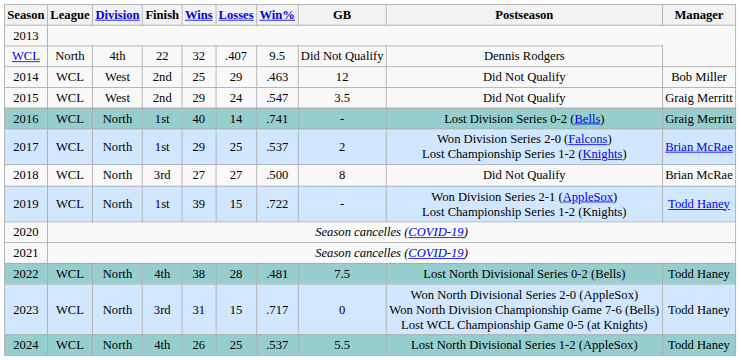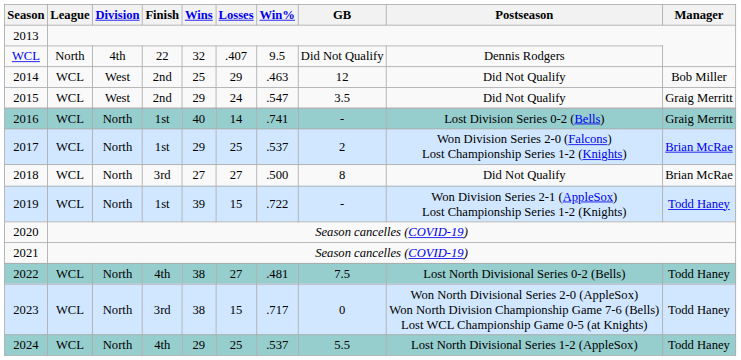(236, 273) 28 -> (236, 273) 27
(199, 309) 31 -> (199, 309) 38
(199, 345) 26 -> (199, 345) 29
